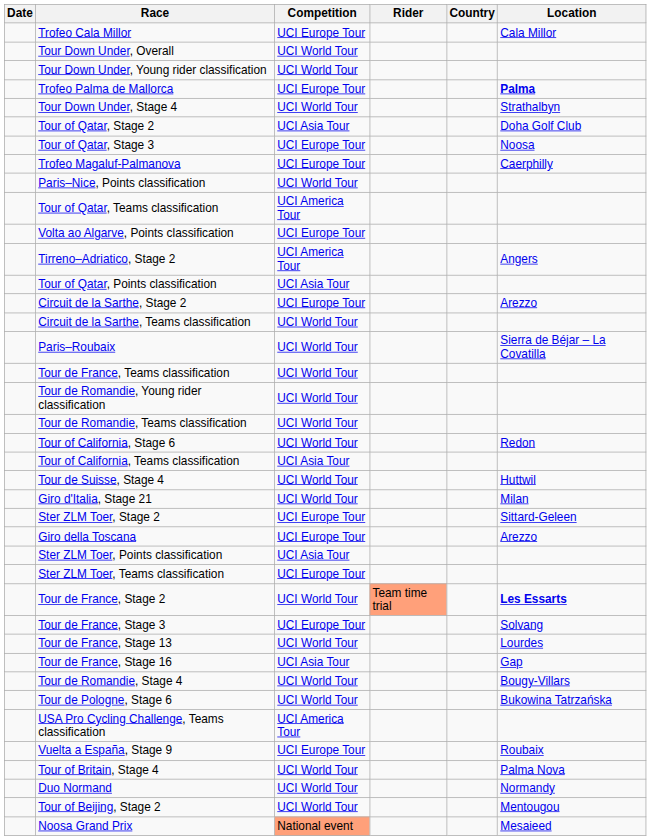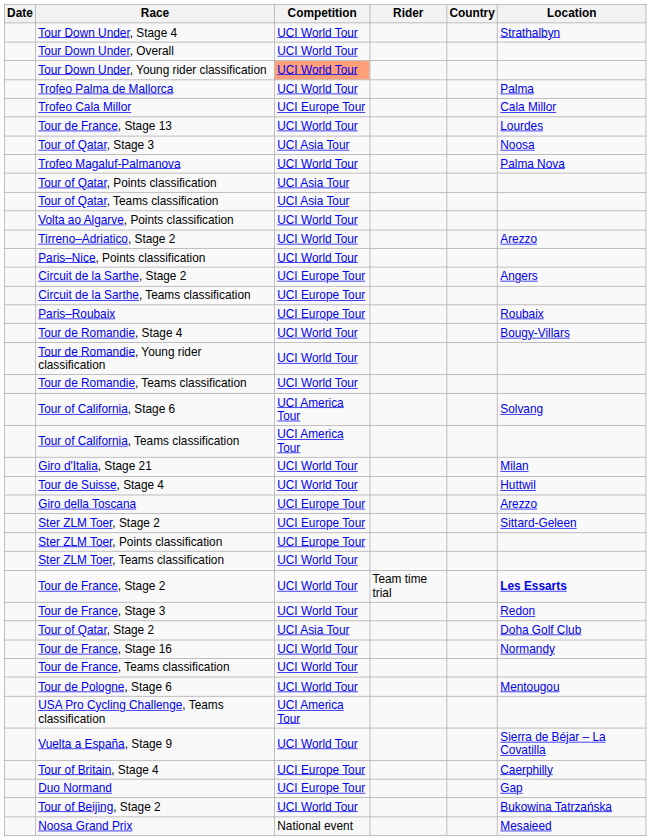rows swapped: (108, 107) <-> (85, 32)
(318, 70) no background -> (318, 70) lightsalmon background
(321, 88) UCI Europe Tour -> (318, 88) UCI World Tour
(518, 88) bold -> (517, 88) normal
rows swapped: (96, 126) <-> (105, 643)
(321, 145) UCI Europe Tour -> (313, 145) UCI Asia Tour
(321, 164) UCI Europe Tour -> (318, 164) UCI World Tour
(527, 164) Caerphilly -> (533, 164) Palma Nova
rows swapped: (127, 284) <-> (122, 182)
(310, 208) UCI America Tour -> (313, 201) UCI Asia Tour
(321, 233) UCI Europe Tour -> (318, 220) UCI World Tour
(310, 259) UCI America Tour -> (318, 239) UCI World Tour
(519, 259) Angers -> (519, 239) Arezzo
(519, 303) Arezzo -> (519, 276) Angers
(318, 322) UCI World Tour -> (321, 295) UCI Europe Tour
(318, 347) UCI World Tour -> (321, 314) UCI Europe Tour
(553, 347) Sierra de Béjar – La Covatilla -> (522, 314) Roubaix
rows swapped: (110, 681) <-> (134, 373)
(318, 442) UCI World Tour -> (310, 409) UCI America Tour
(518, 442) Redon -> (522, 409) Solvang
(313, 461) UCI Asia Tour -> (310, 441) UCI America Tour
rows swapped: (95, 499) <-> (101, 480)
rows swapped: (99, 517) <-> (87, 536)
(313, 555) UCI Asia Tour -> (321, 542) UCI Europe Tour
(321, 574) UCI Europe Tour -> (318, 560) UCI World Tour
(400, 599) lightsalmon background -> (400, 586) no background
(321, 625) UCI Europe Tour -> (318, 611) UCI World Tour
(522, 625) Solvang -> (518, 611) Redon
(313, 662) UCI Asia Tour -> (318, 649) UCI World Tour
(511, 662) Gap -> (528, 649) Normandy
(556, 700) Bukowina Tatrzańska -> (530, 686) Mentougou
(321, 751) UCI Europe Tour -> (318, 744) UCI World Tour
(522, 751) Roubaix -> (553, 744) Sierra de Béjar – La Covatilla
(318, 769) UCI World Tour -> (321, 769) UCI Europe Tour
(533, 769) Palma Nova -> (527, 769) Caerphilly
(318, 788) UCI World Tour -> (321, 788) UCI Europe Tour
(528, 788) Normandy -> (511, 788) Gap
(530, 807) Mentougou -> (556, 807) Bukowina Tatrzańska
(315, 826) lightsalmon background -> (315, 826) no background
